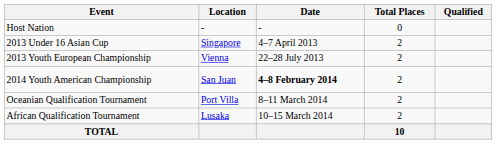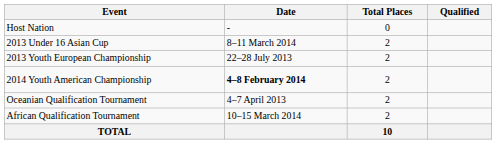- column: (227, 12)
(288, 43) 4–7 April 2013 -> (261, 43) 8–11 March 2014
(293, 100) 8–11 March 2014 -> (256, 100) 4–7 April 2013
